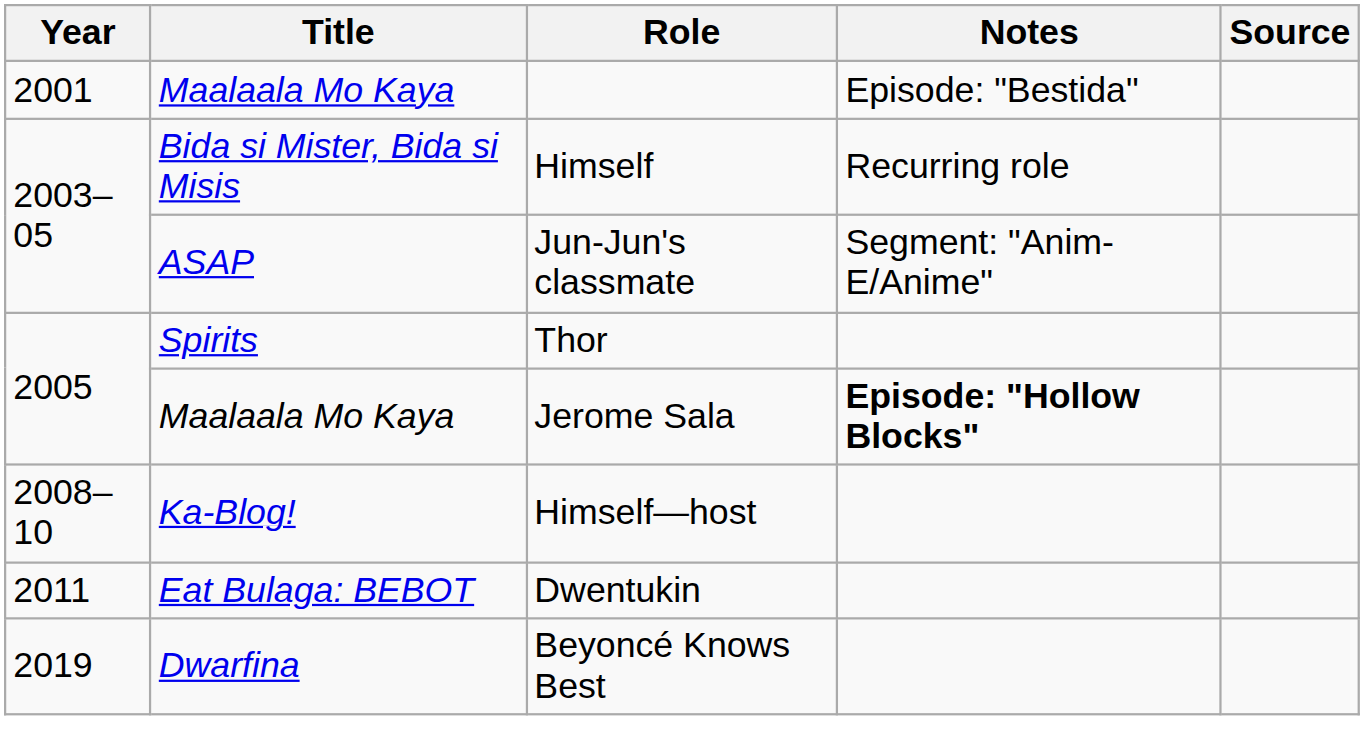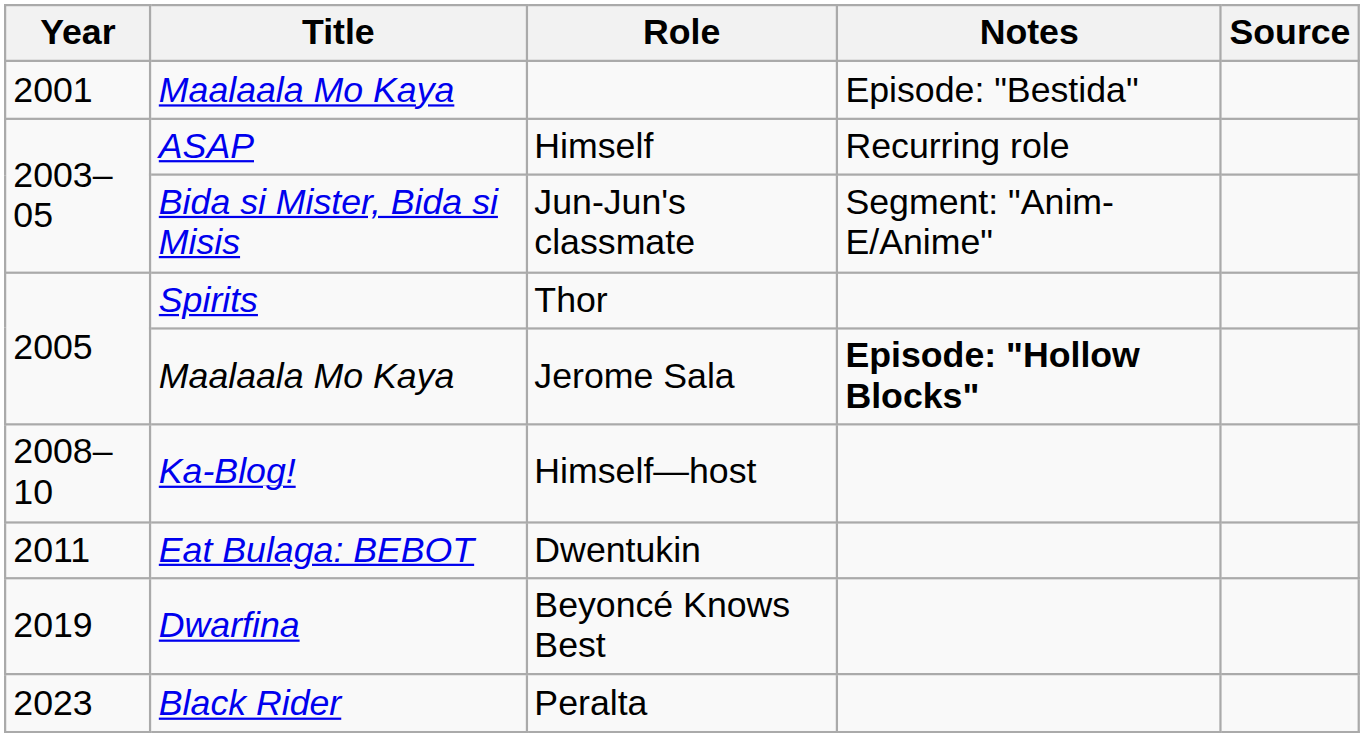(328, 166) Bida si Mister, Bida si Misis -> (206, 145) ASAP
(206, 262) ASAP -> (328, 222) Bida si Mister, Bida si Misis
+ row: (591, 702)
